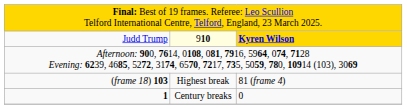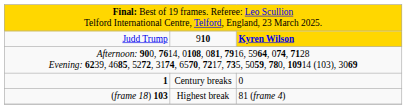(203, 39) lightyellow background -> (203, 39) no background
rows swapped: (139, 81) <-> (165, 96)
